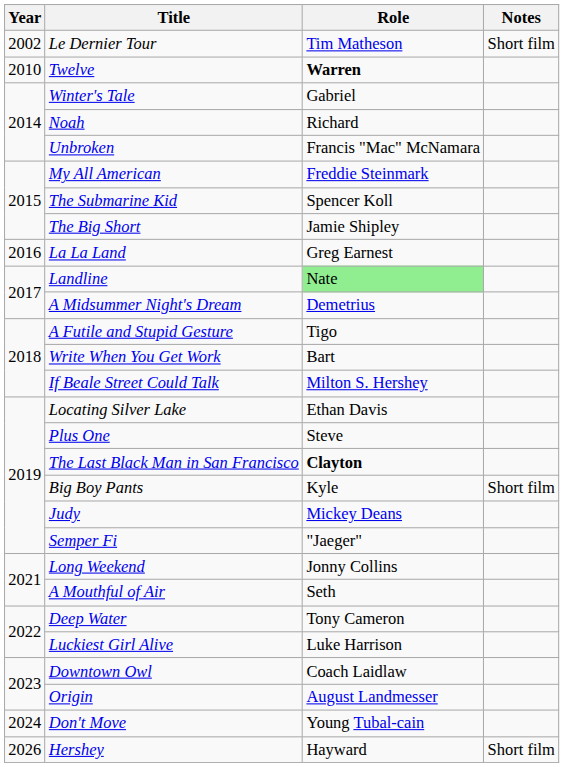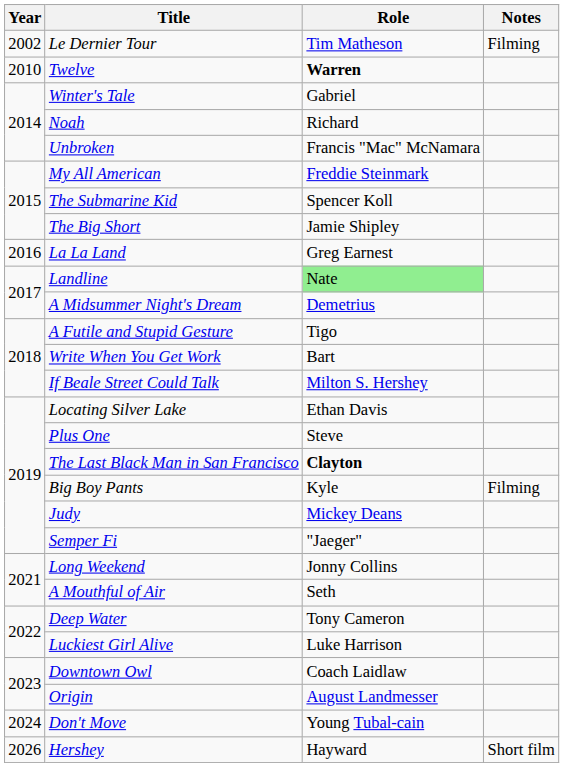(521, 43) Short film -> (514, 43) Filming
(521, 488) Short film -> (514, 488) Filming
